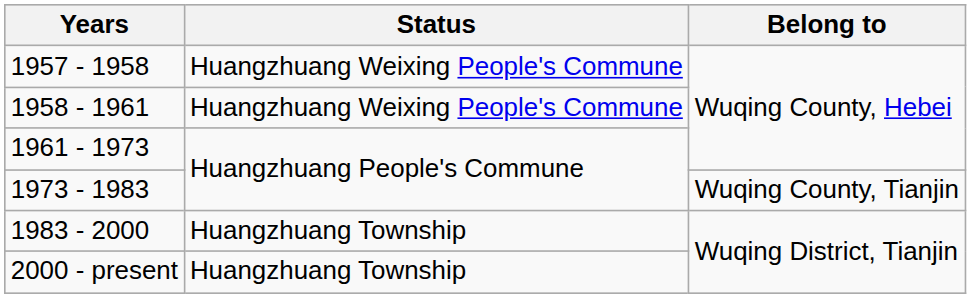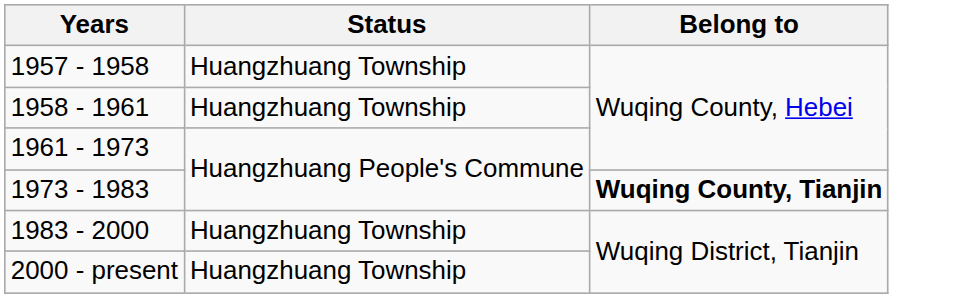(436, 66) Huangzhuang Weixing People's Commune -> (328, 66) Huangzhuang Township
(436, 107) Huangzhuang Weixing People's Commune -> (328, 107) Huangzhuang Township
(827, 189) normal -> (739, 189) bold
